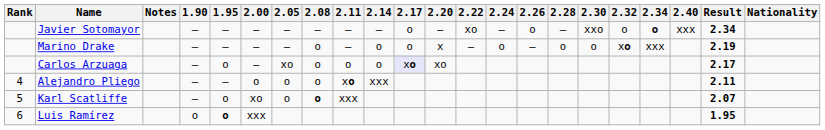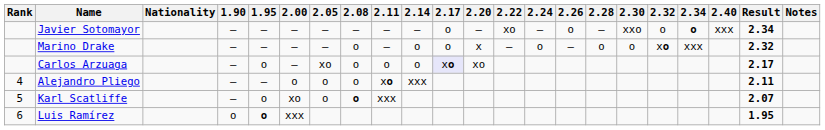columns swapped: (782, 13) <-> (161, 13)
(723, 48) 2.19 -> (761, 48) 2.32
